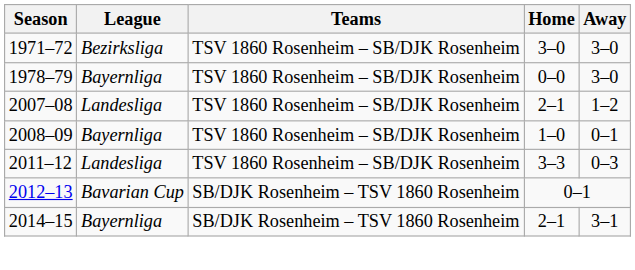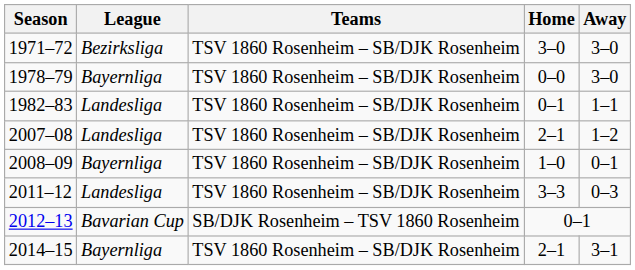+ row: (41, 105)
(356, 221) SB/DJK Rosenheim – TSV 1860 Rosenheim -> (356, 250) TSV 1860 Rosenheim – SB/DJK Rosenheim
